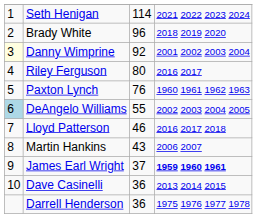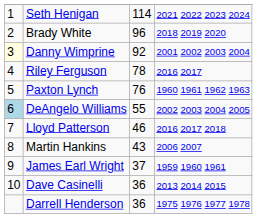(139, 71) 80 -> (139, 71) 78
(191, 166) bold -> (191, 166) normal
